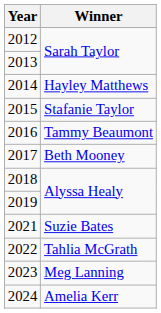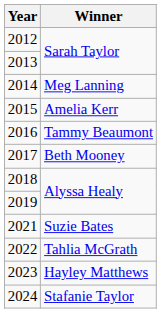(96, 86) Hayley Matthews -> (84, 86) Meg Lanning
(89, 109) Stafanie Taylor -> (81, 109) Amelia Kerr
(84, 272) Meg Lanning -> (96, 272) Hayley Matthews
(81, 296) Amelia Kerr -> (89, 296) Stafanie Taylor
